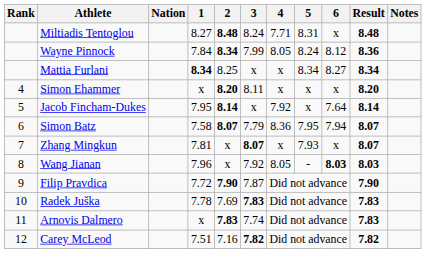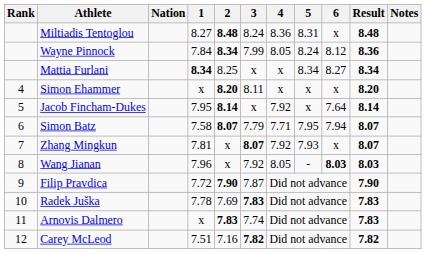(281, 32) 7.71 -> (281, 32) 8.36
(281, 126) 8.36 -> (281, 126) 7.71
(281, 145) x -> (281, 145) 7.92
